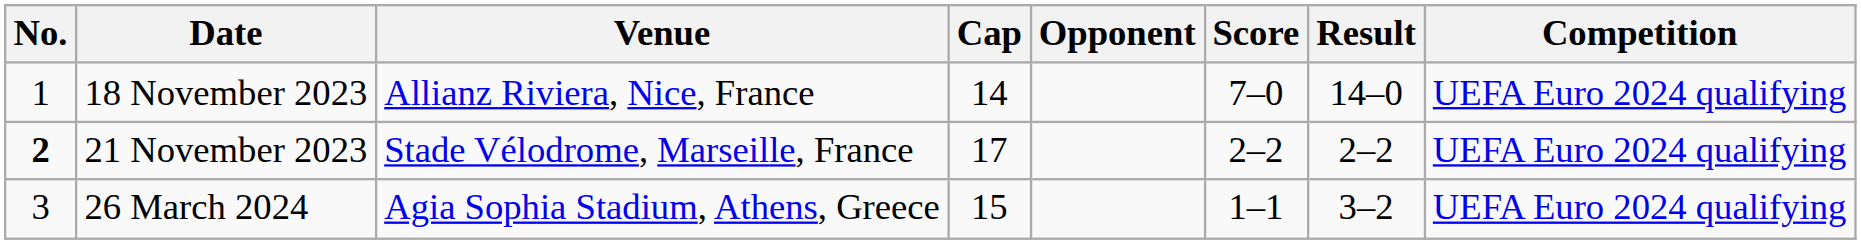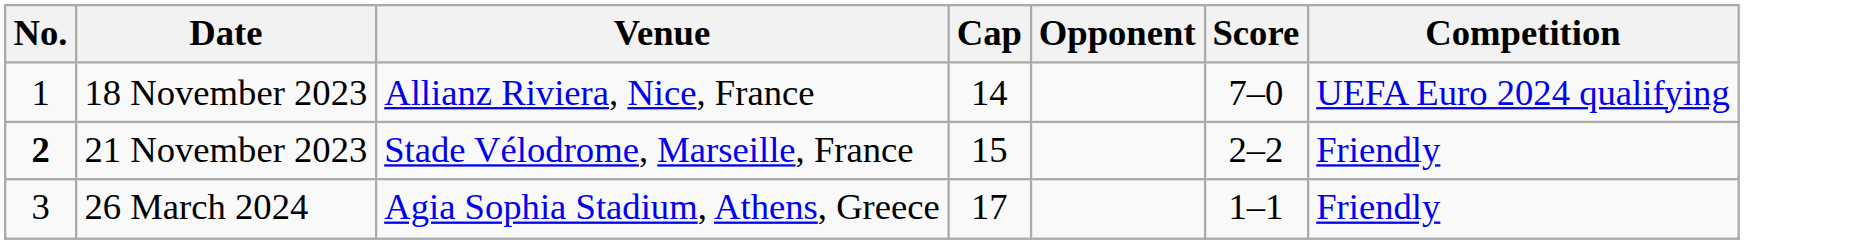- column: (1366, 33)
(989, 149) 17 -> (989, 149) 15
(1640, 149) UEFA Euro 2024 qualifying -> (1378, 149) Friendly
(989, 207) 15 -> (989, 207) 17
(1640, 207) UEFA Euro 2024 qualifying -> (1378, 207) Friendly
